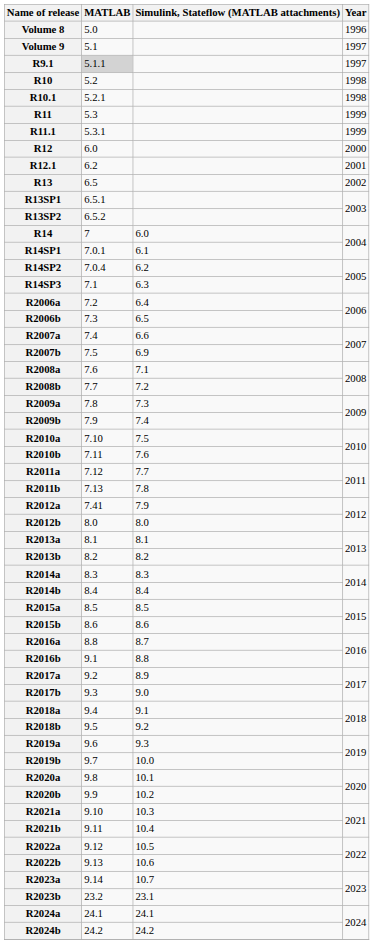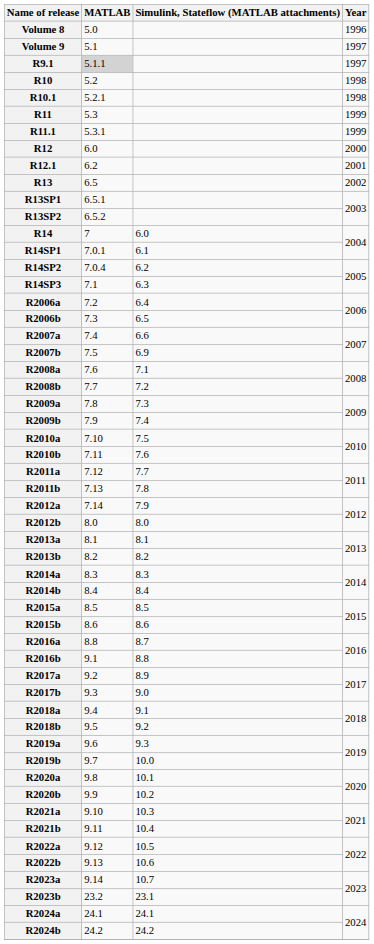(94, 506) 7.41 -> (94, 506) 7.14
